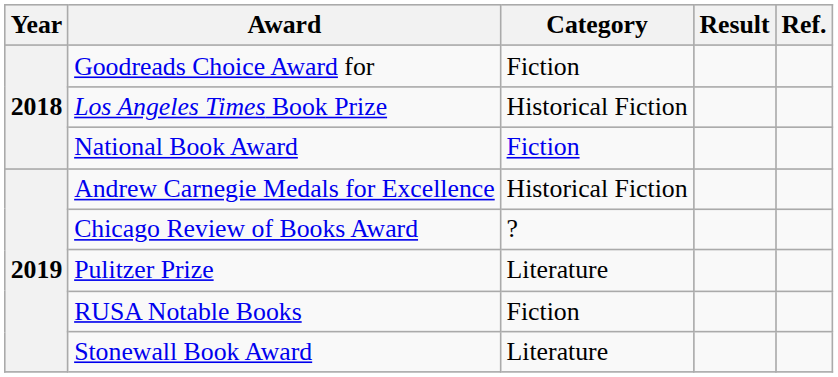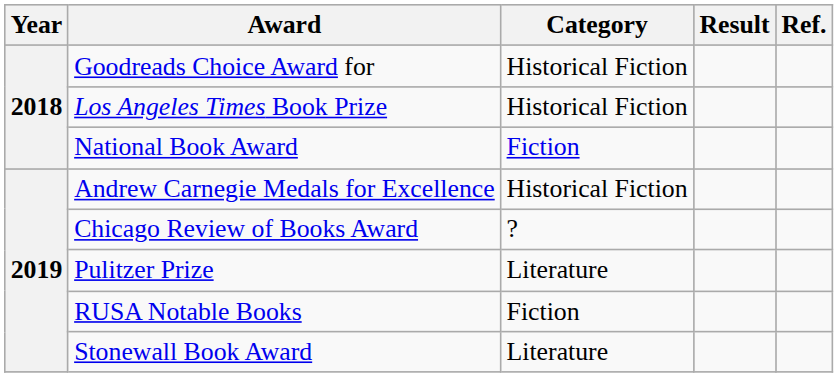(543, 65) Fiction -> (597, 65) Historical Fiction
